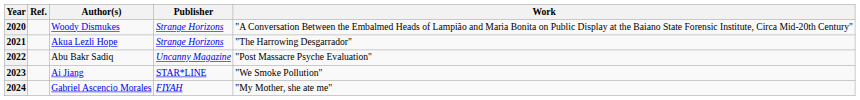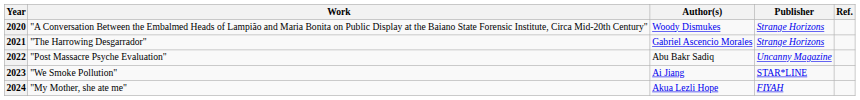columns swapped: (544, 12) <-> (39, 12)
(84, 42) Akua Lezli Hope -> (702, 42) Gabriel Ascencio Morales
(101, 88) Gabriel Ascencio Morales -> (685, 88) Akua Lezli Hope
